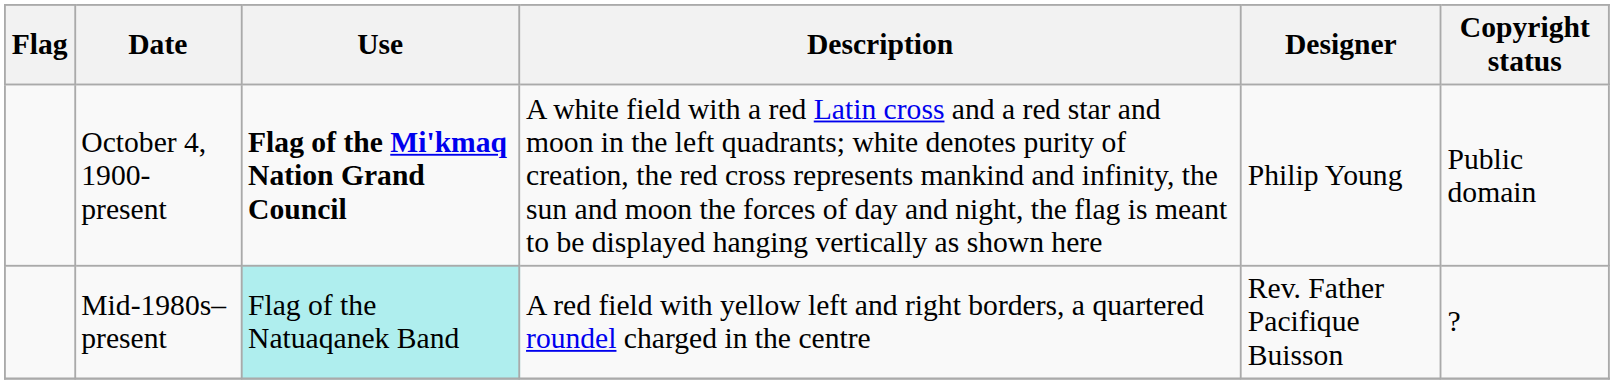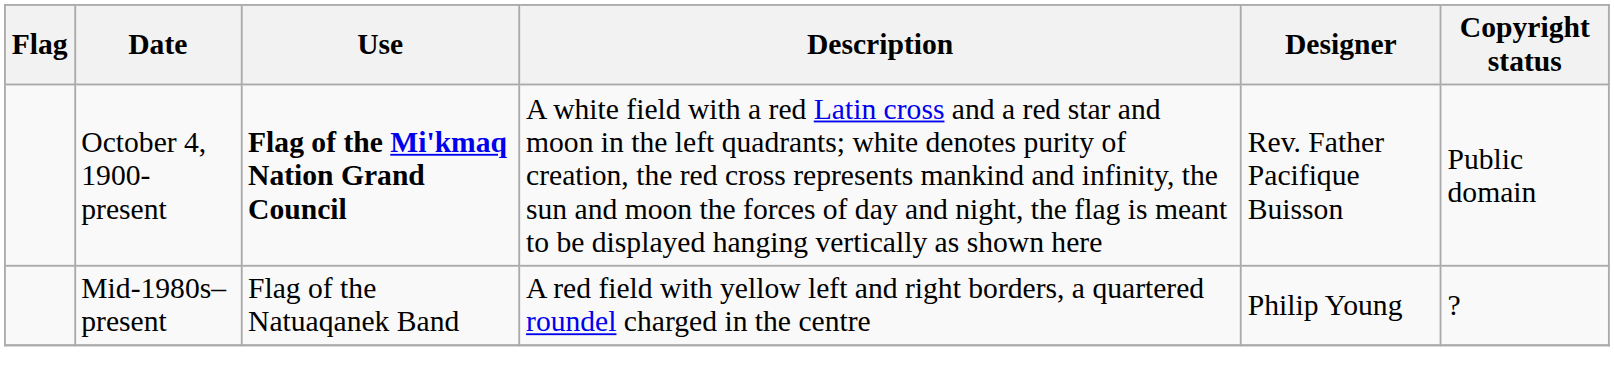(1325, 174) Philip Young -> (1316, 174) Rev. Father Pacifique Buisson
(354, 321) paleturquoise background -> (354, 305) no background
(1316, 321) Rev. Father Pacifique Buisson -> (1325, 305) Philip Young
